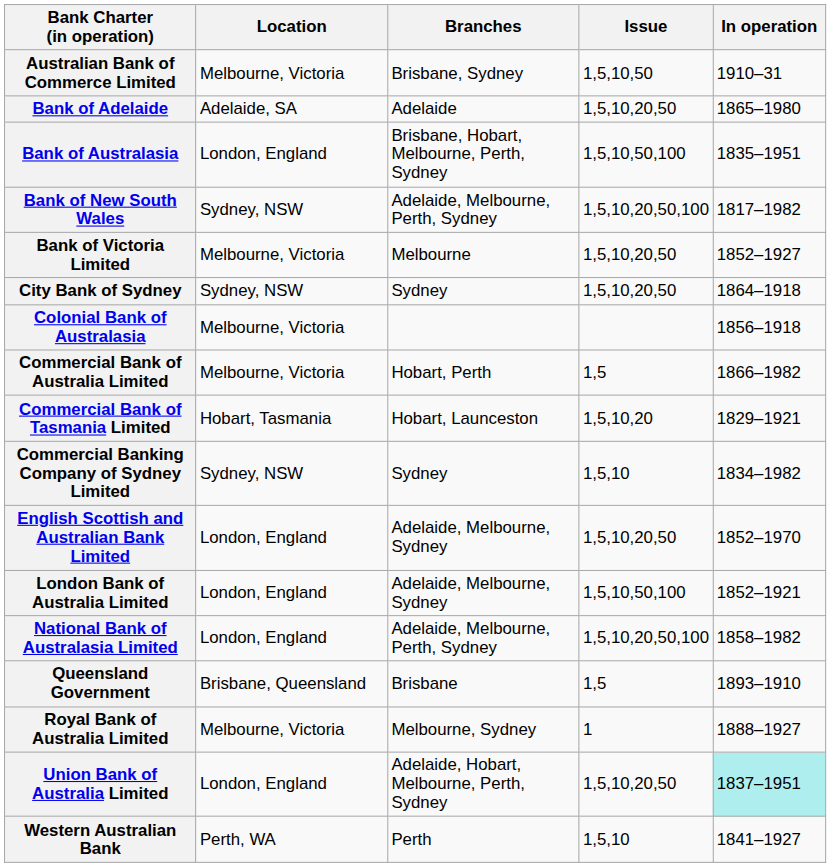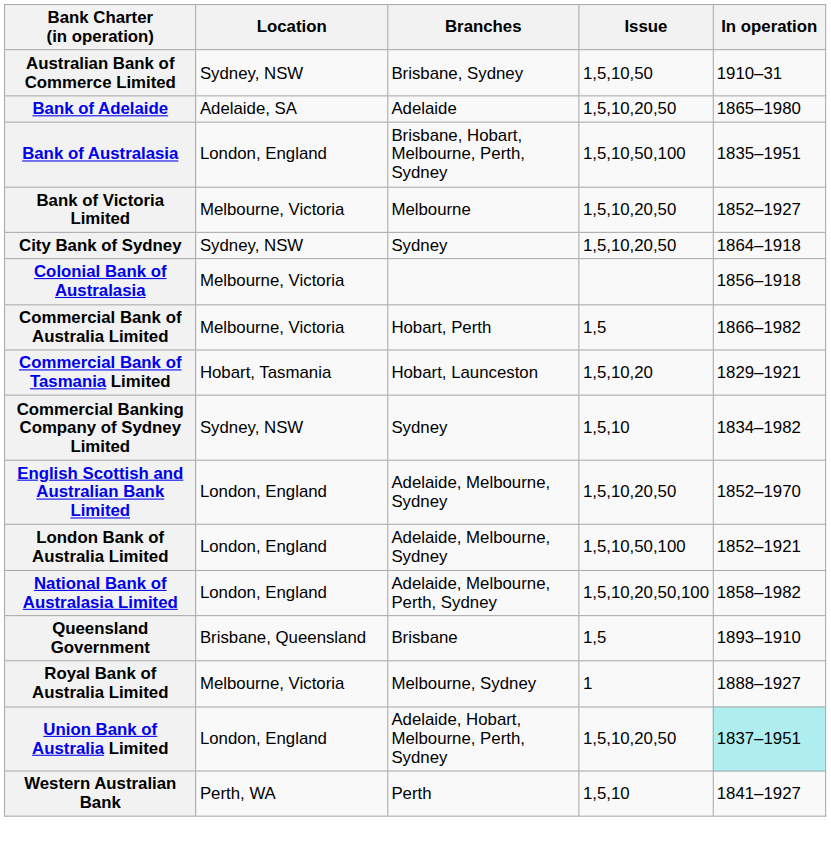(272, 72) Melbourne, Victoria -> (252, 72) Sydney, NSW
- row: (100, 209)
